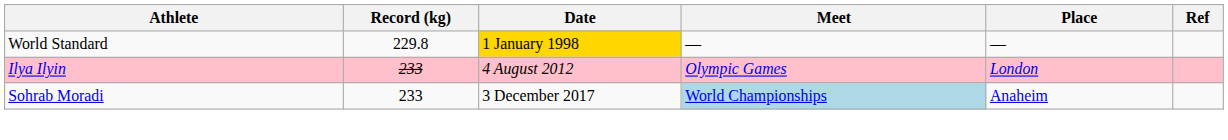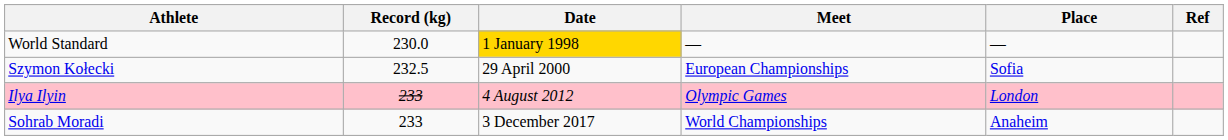(411, 44) 229.8 -> (411, 44) 230.0
+ row: (61, 70)
(756, 96) lightblue background -> (756, 122) no background
